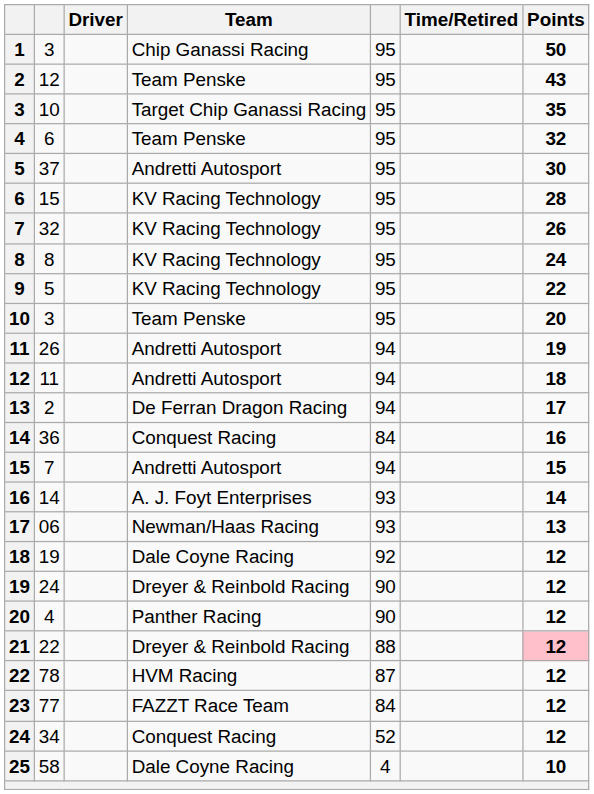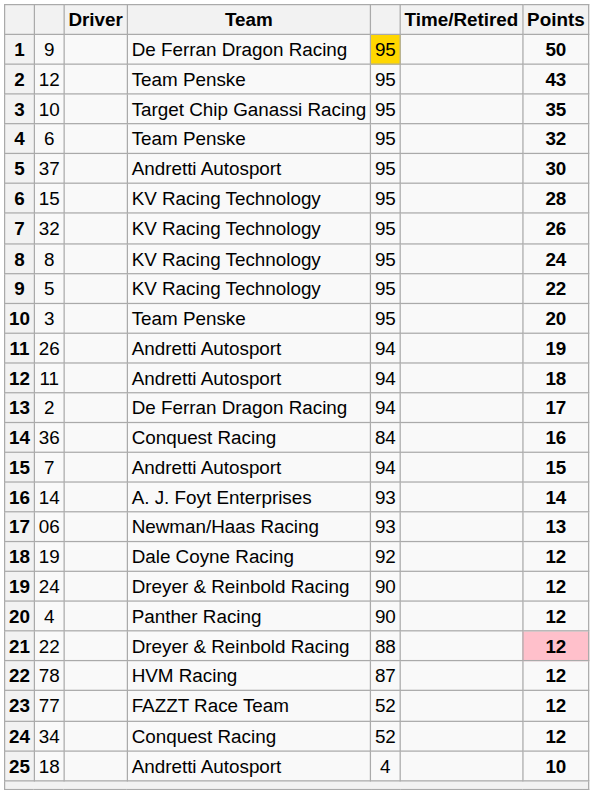(49, 50) 3 -> (49, 50) 9
(220, 50) Chip Ganassi Racing -> (239, 50) De Ferran Dragon Racing
(385, 50) no background -> (385, 50) gold background
(385, 706) 84 -> (385, 706) 52
(49, 766) 58 -> (49, 766) 18
(213, 766) Dale Coyne Racing -> (206, 766) Andretti Autosport
